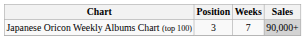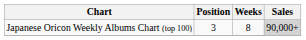(248, 27) 7 -> (248, 27) 8
